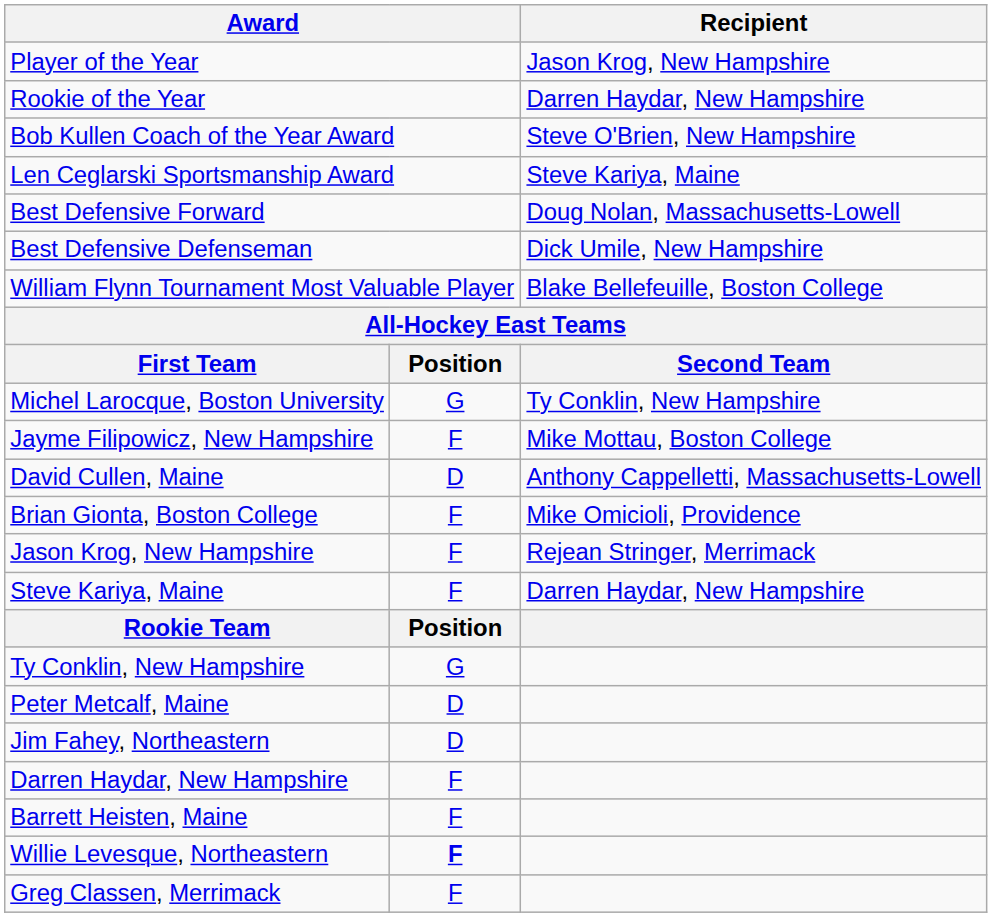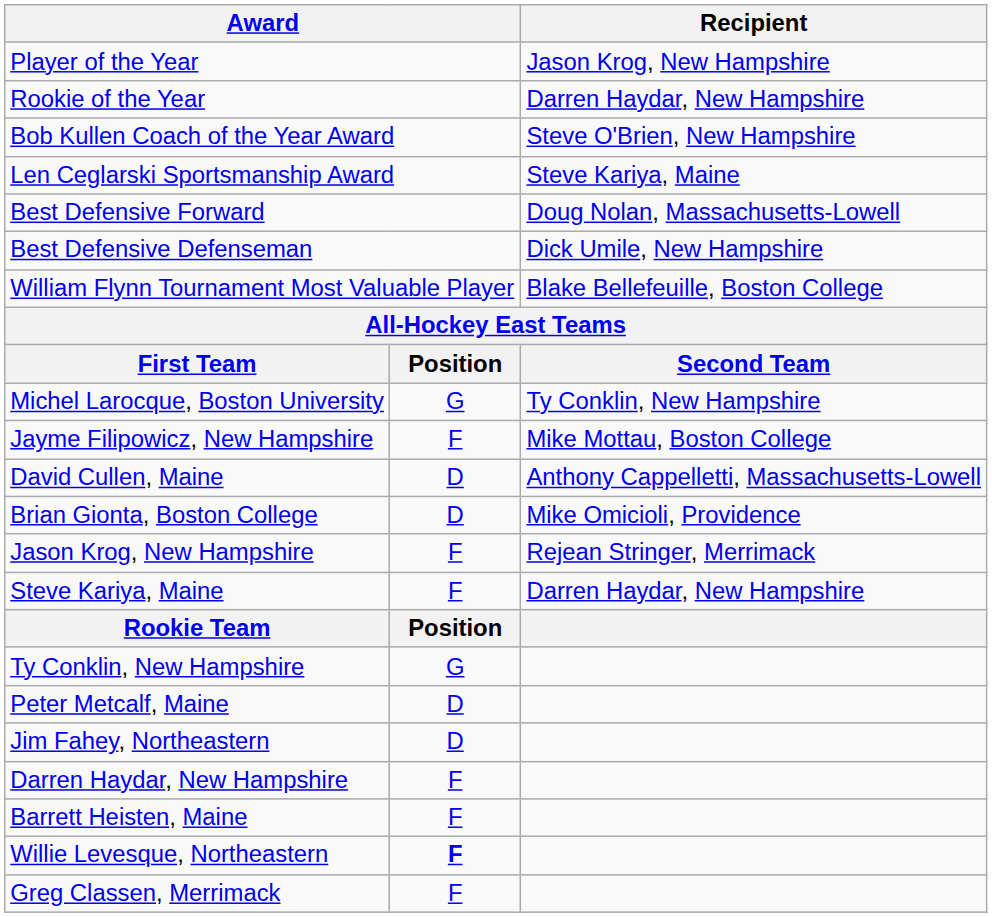(455, 514) F -> (455, 514) D
